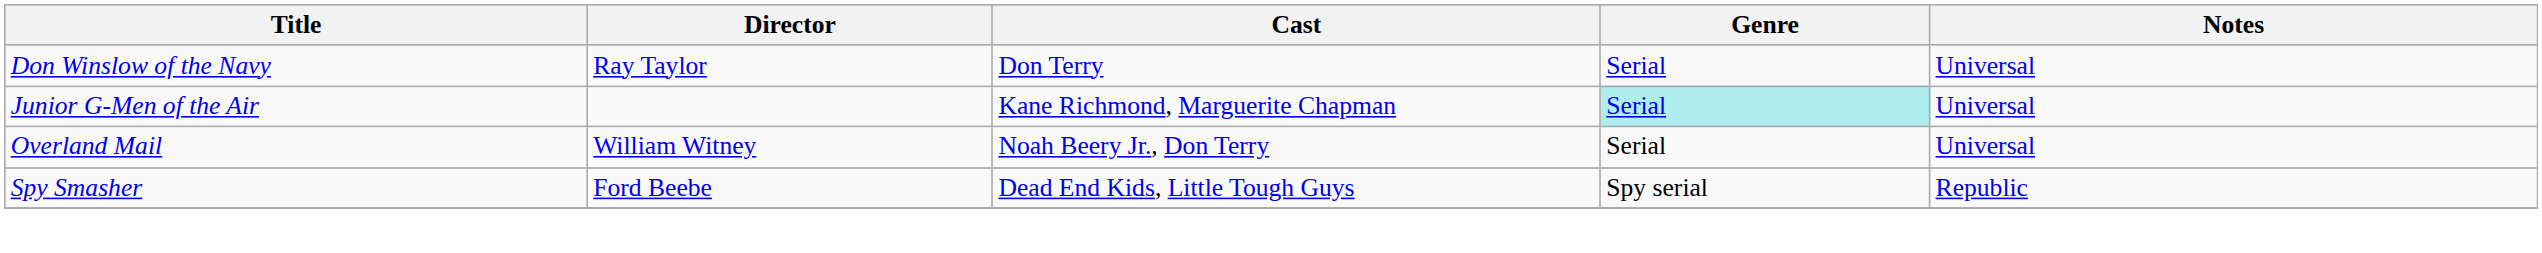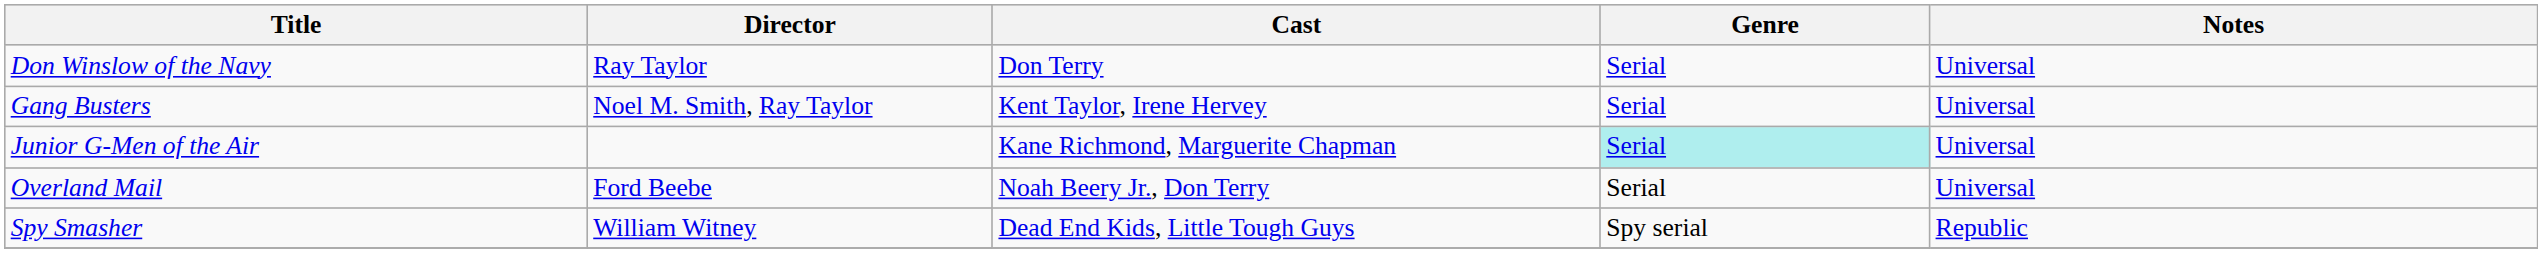+ row: (81, 106)
(675, 146) William Witney -> (653, 187) Ford Beebe
(653, 187) Ford Beebe -> (675, 227) William Witney
